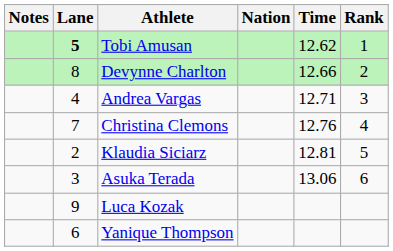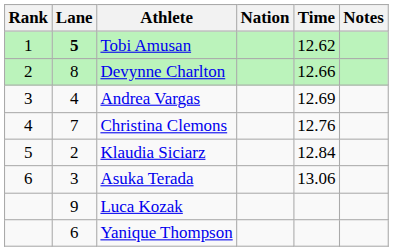columns swapped: (364, 17) <-> (29, 17)
(317, 98) 12.71 -> (316, 98) 12.69
(317, 152) 12.81 -> (316, 152) 12.84
